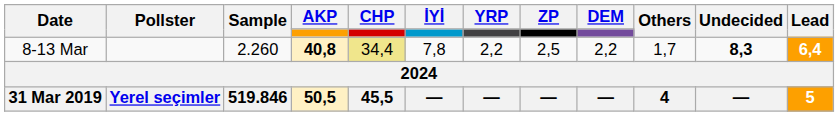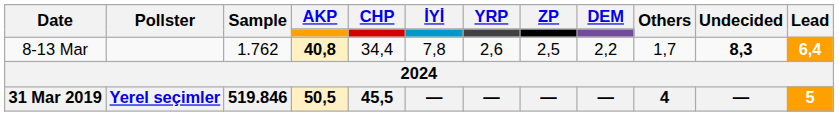(258, 48) 2.260 -> (258, 48) 1.762
(377, 48) khaki background -> (377, 48) no background
(491, 48) 2,2 -> (491, 48) 2,6
